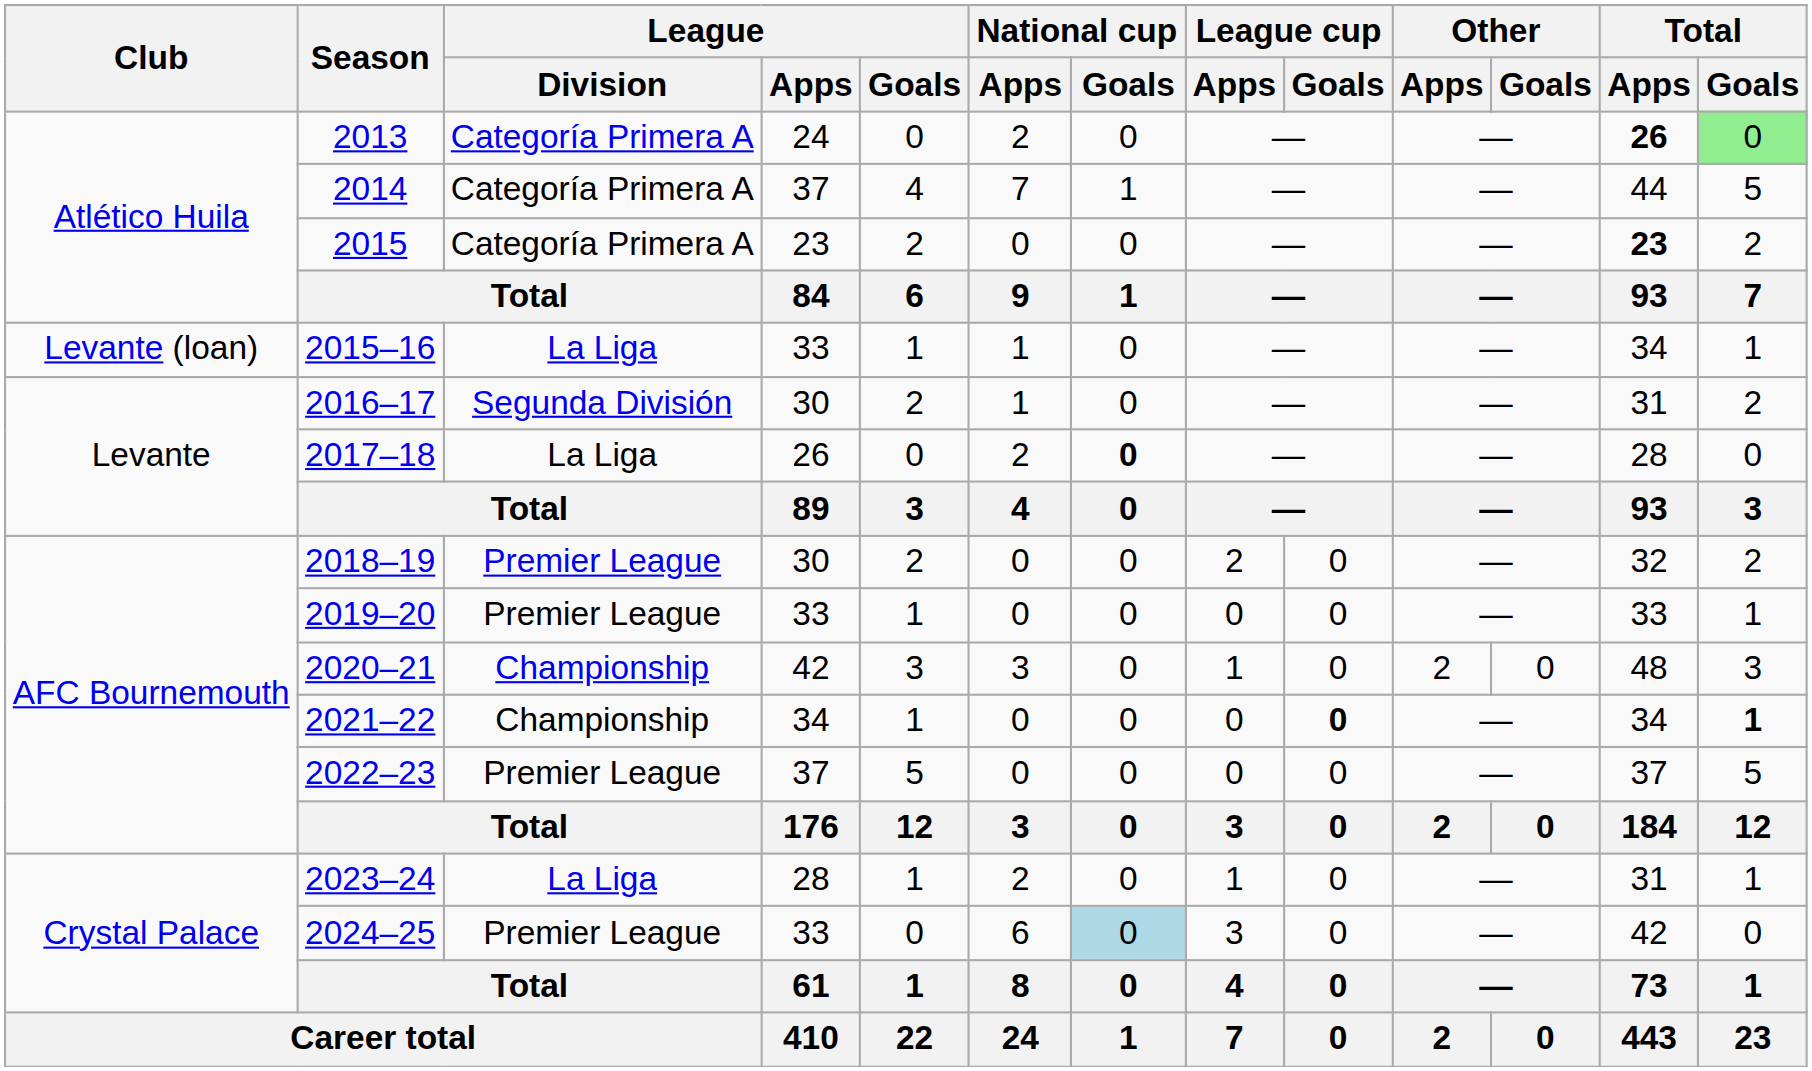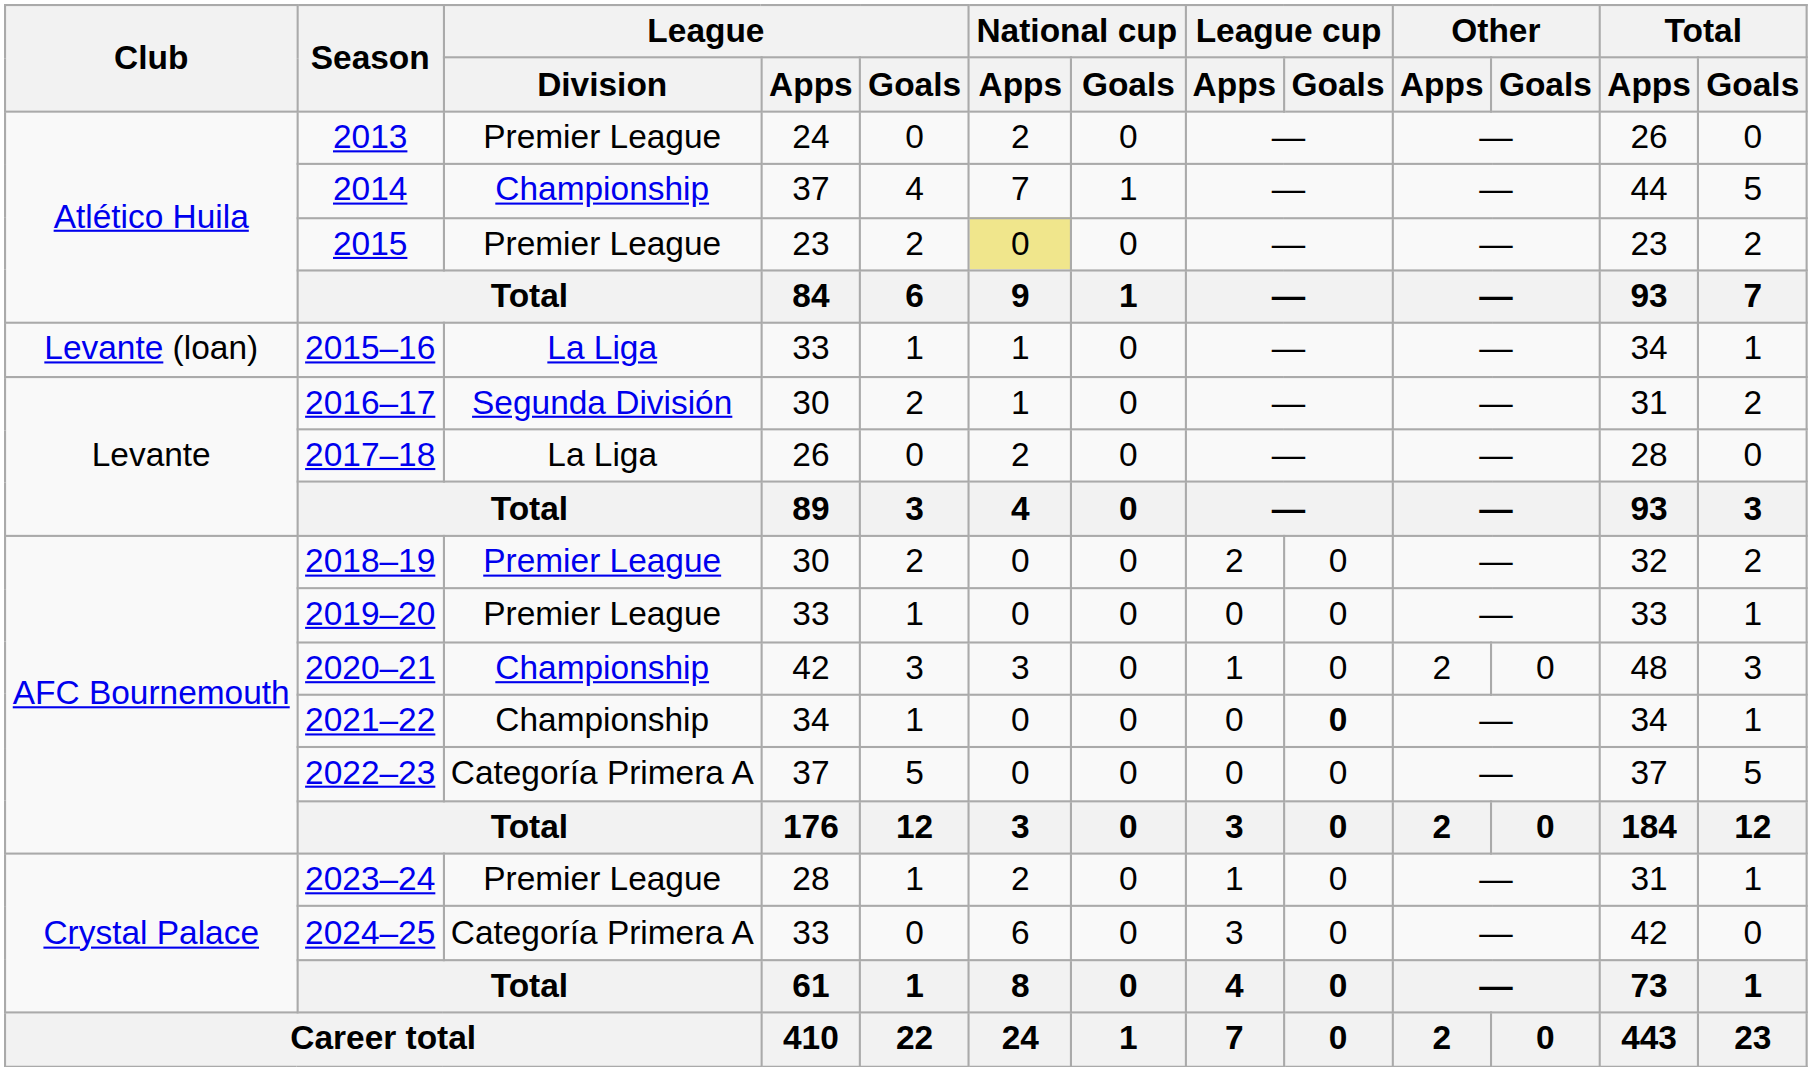(602, 137) Categoría Primera A -> (602, 137) Premier League
(1649, 137) bold -> (1649, 137) normal
(1753, 137) lightgreen background -> (1753, 137) no background
(602, 190) Categoría Primera A -> (602, 190) Championship
(602, 243) Categoría Primera A -> (602, 243) Premier League
(1020, 243) no background -> (1020, 243) khaki background
(1649, 243) bold -> (1649, 243) normal
(1128, 455) bold -> (1128, 455) normal
(1753, 720) bold -> (1753, 720) normal
(602, 773) Premier League -> (602, 773) Categoría Primera A
(602, 879) La Liga -> (602, 879) Premier League
(602, 932) Premier League -> (602, 932) Categoría Primera A
(1128, 932) lightblue background -> (1128, 932) no background
